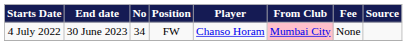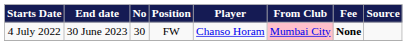(140, 31) 34 -> (140, 31) 30
(348, 31) normal -> (349, 31) bold
